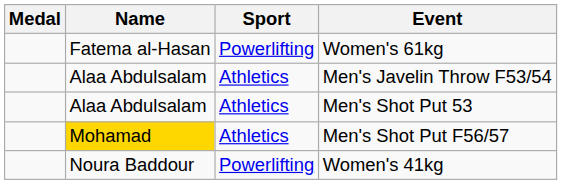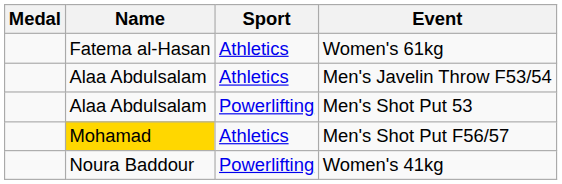(267, 48) Powerlifting -> (254, 48) Athletics
(254, 106) Athletics -> (267, 106) Powerlifting
